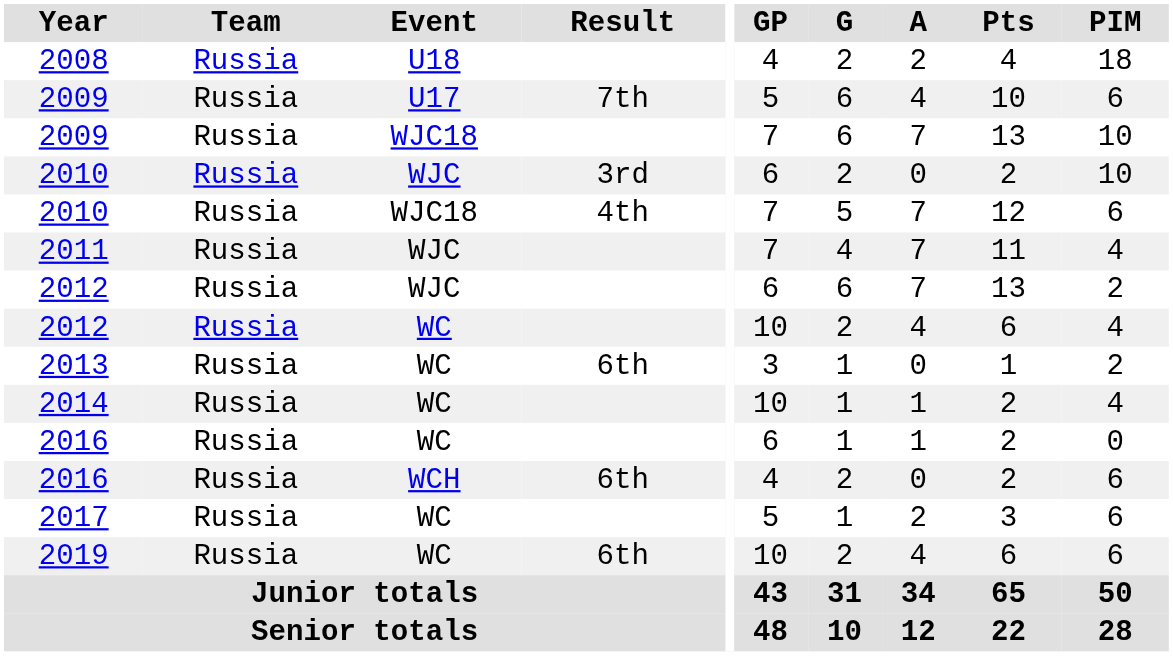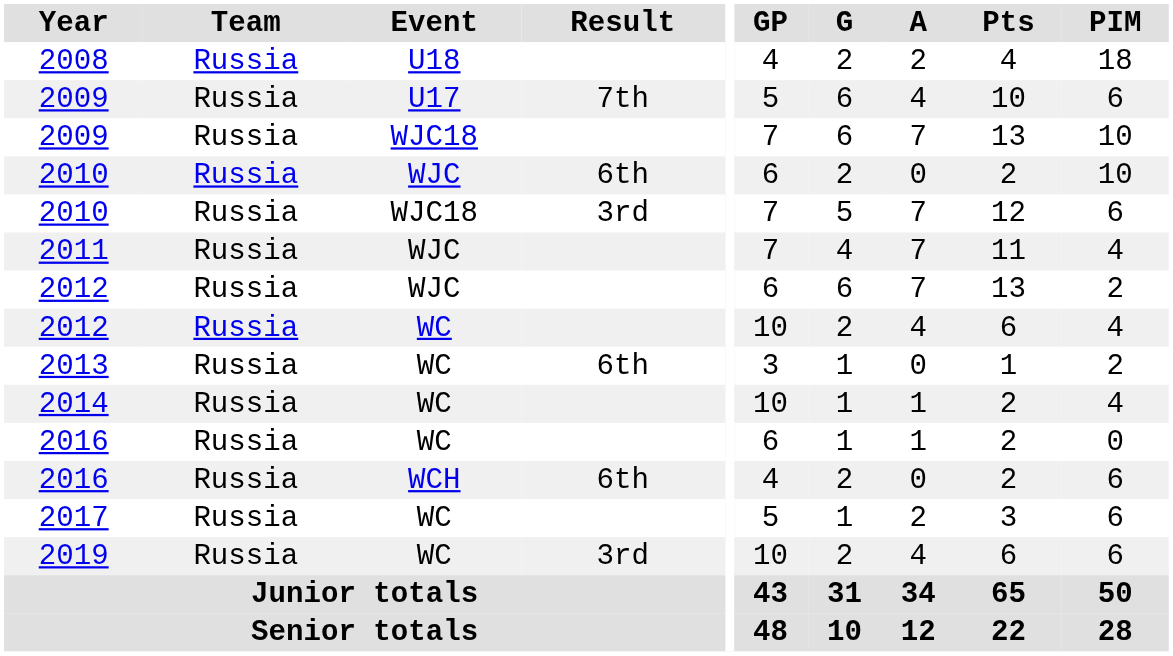(623, 175) 3rd -> (623, 175) 6th
(623, 213) 4th -> (623, 213) 3rd
(623, 556) 6th -> (623, 556) 3rd
